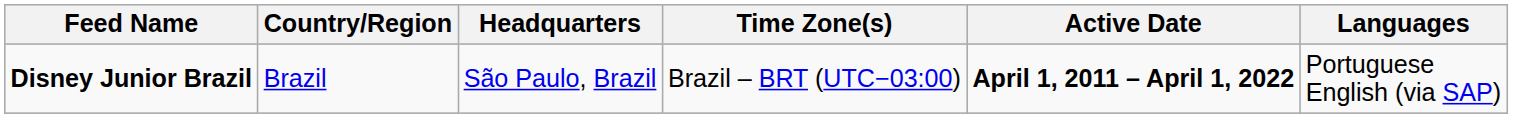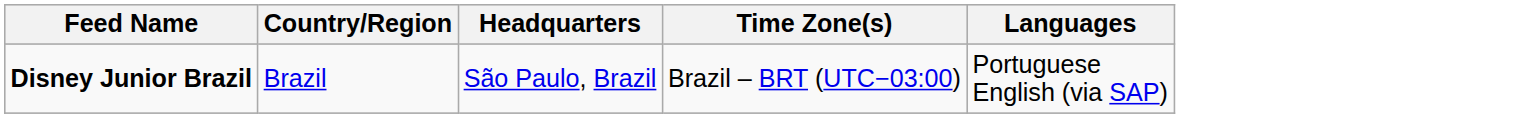- column: (1133, 24)
